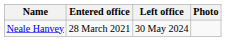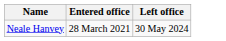- column: (206, 12)
